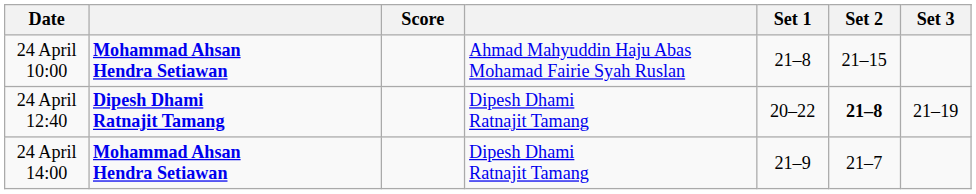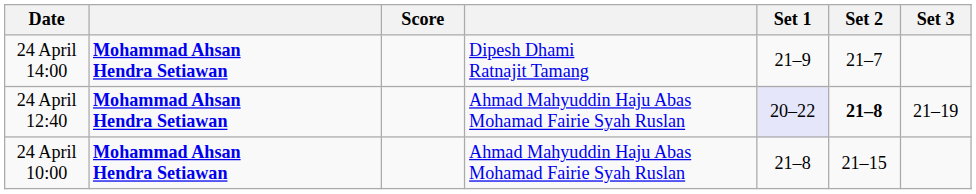rows swapped: (47, 60) <-> (47, 163)
(159, 111) Dipesh Dhami Ratnajit Tamang -> (167, 111) Mohammad Ahsan Hendra Setiawan
(529, 111) Dipesh Dhami Ratnajit Tamang -> (580, 111) Ahmad Mahyuddin Haju Abas Mohamad Fairie Syah Ruslan
(793, 111) no background -> (793, 111) lavender background
